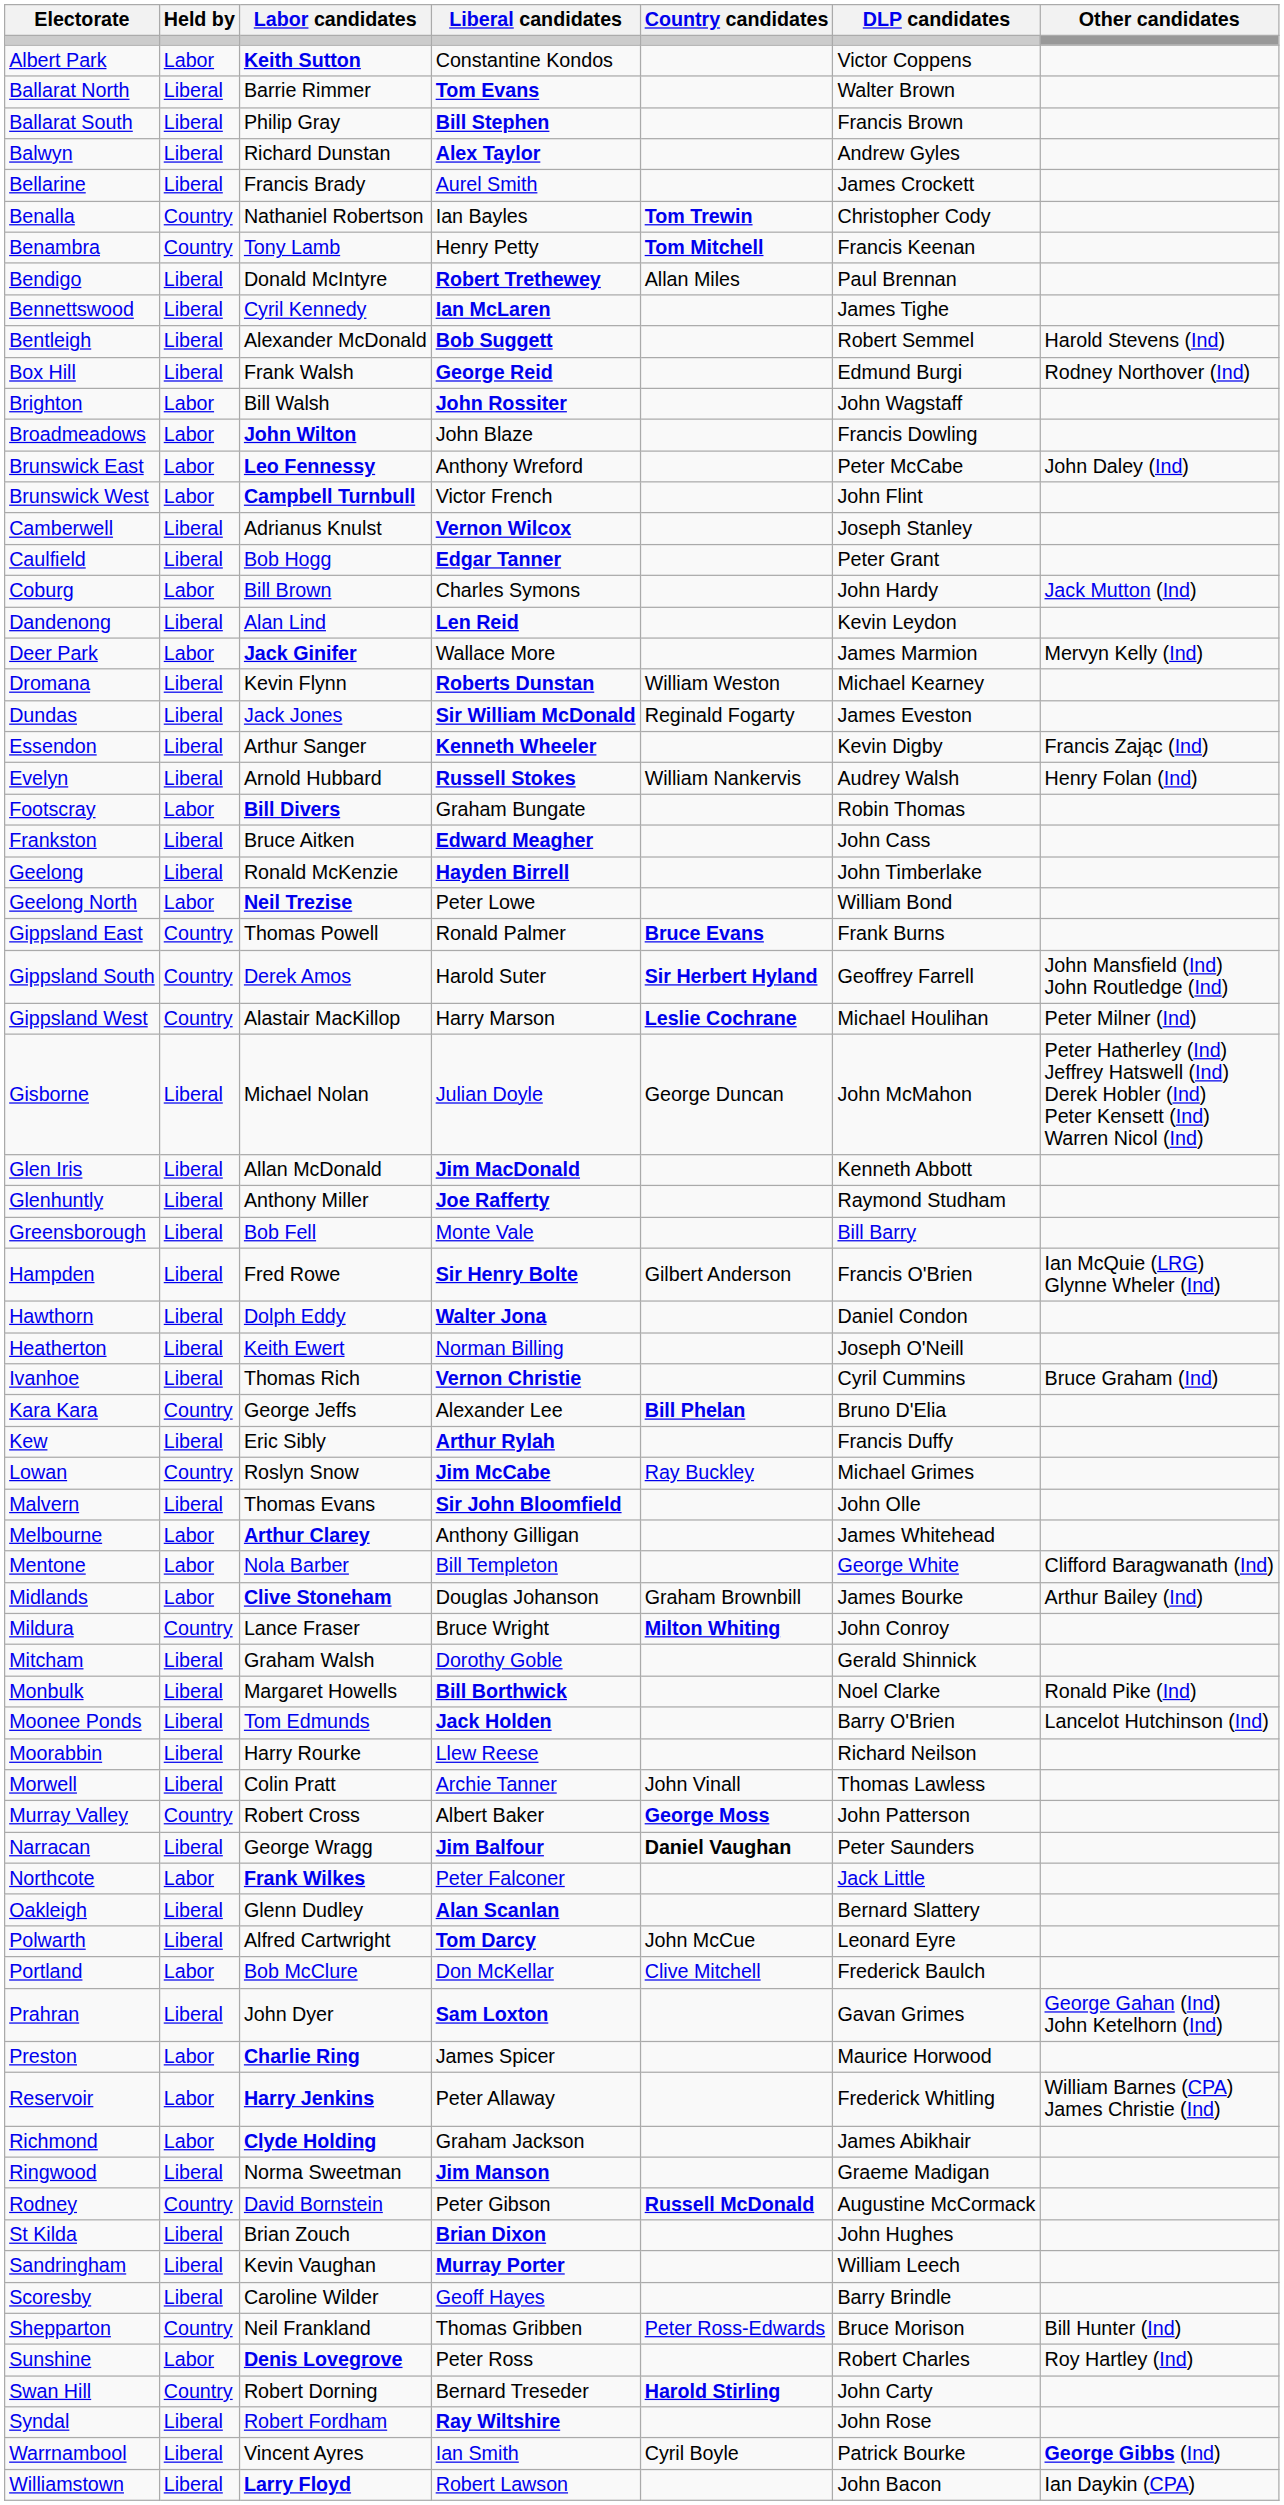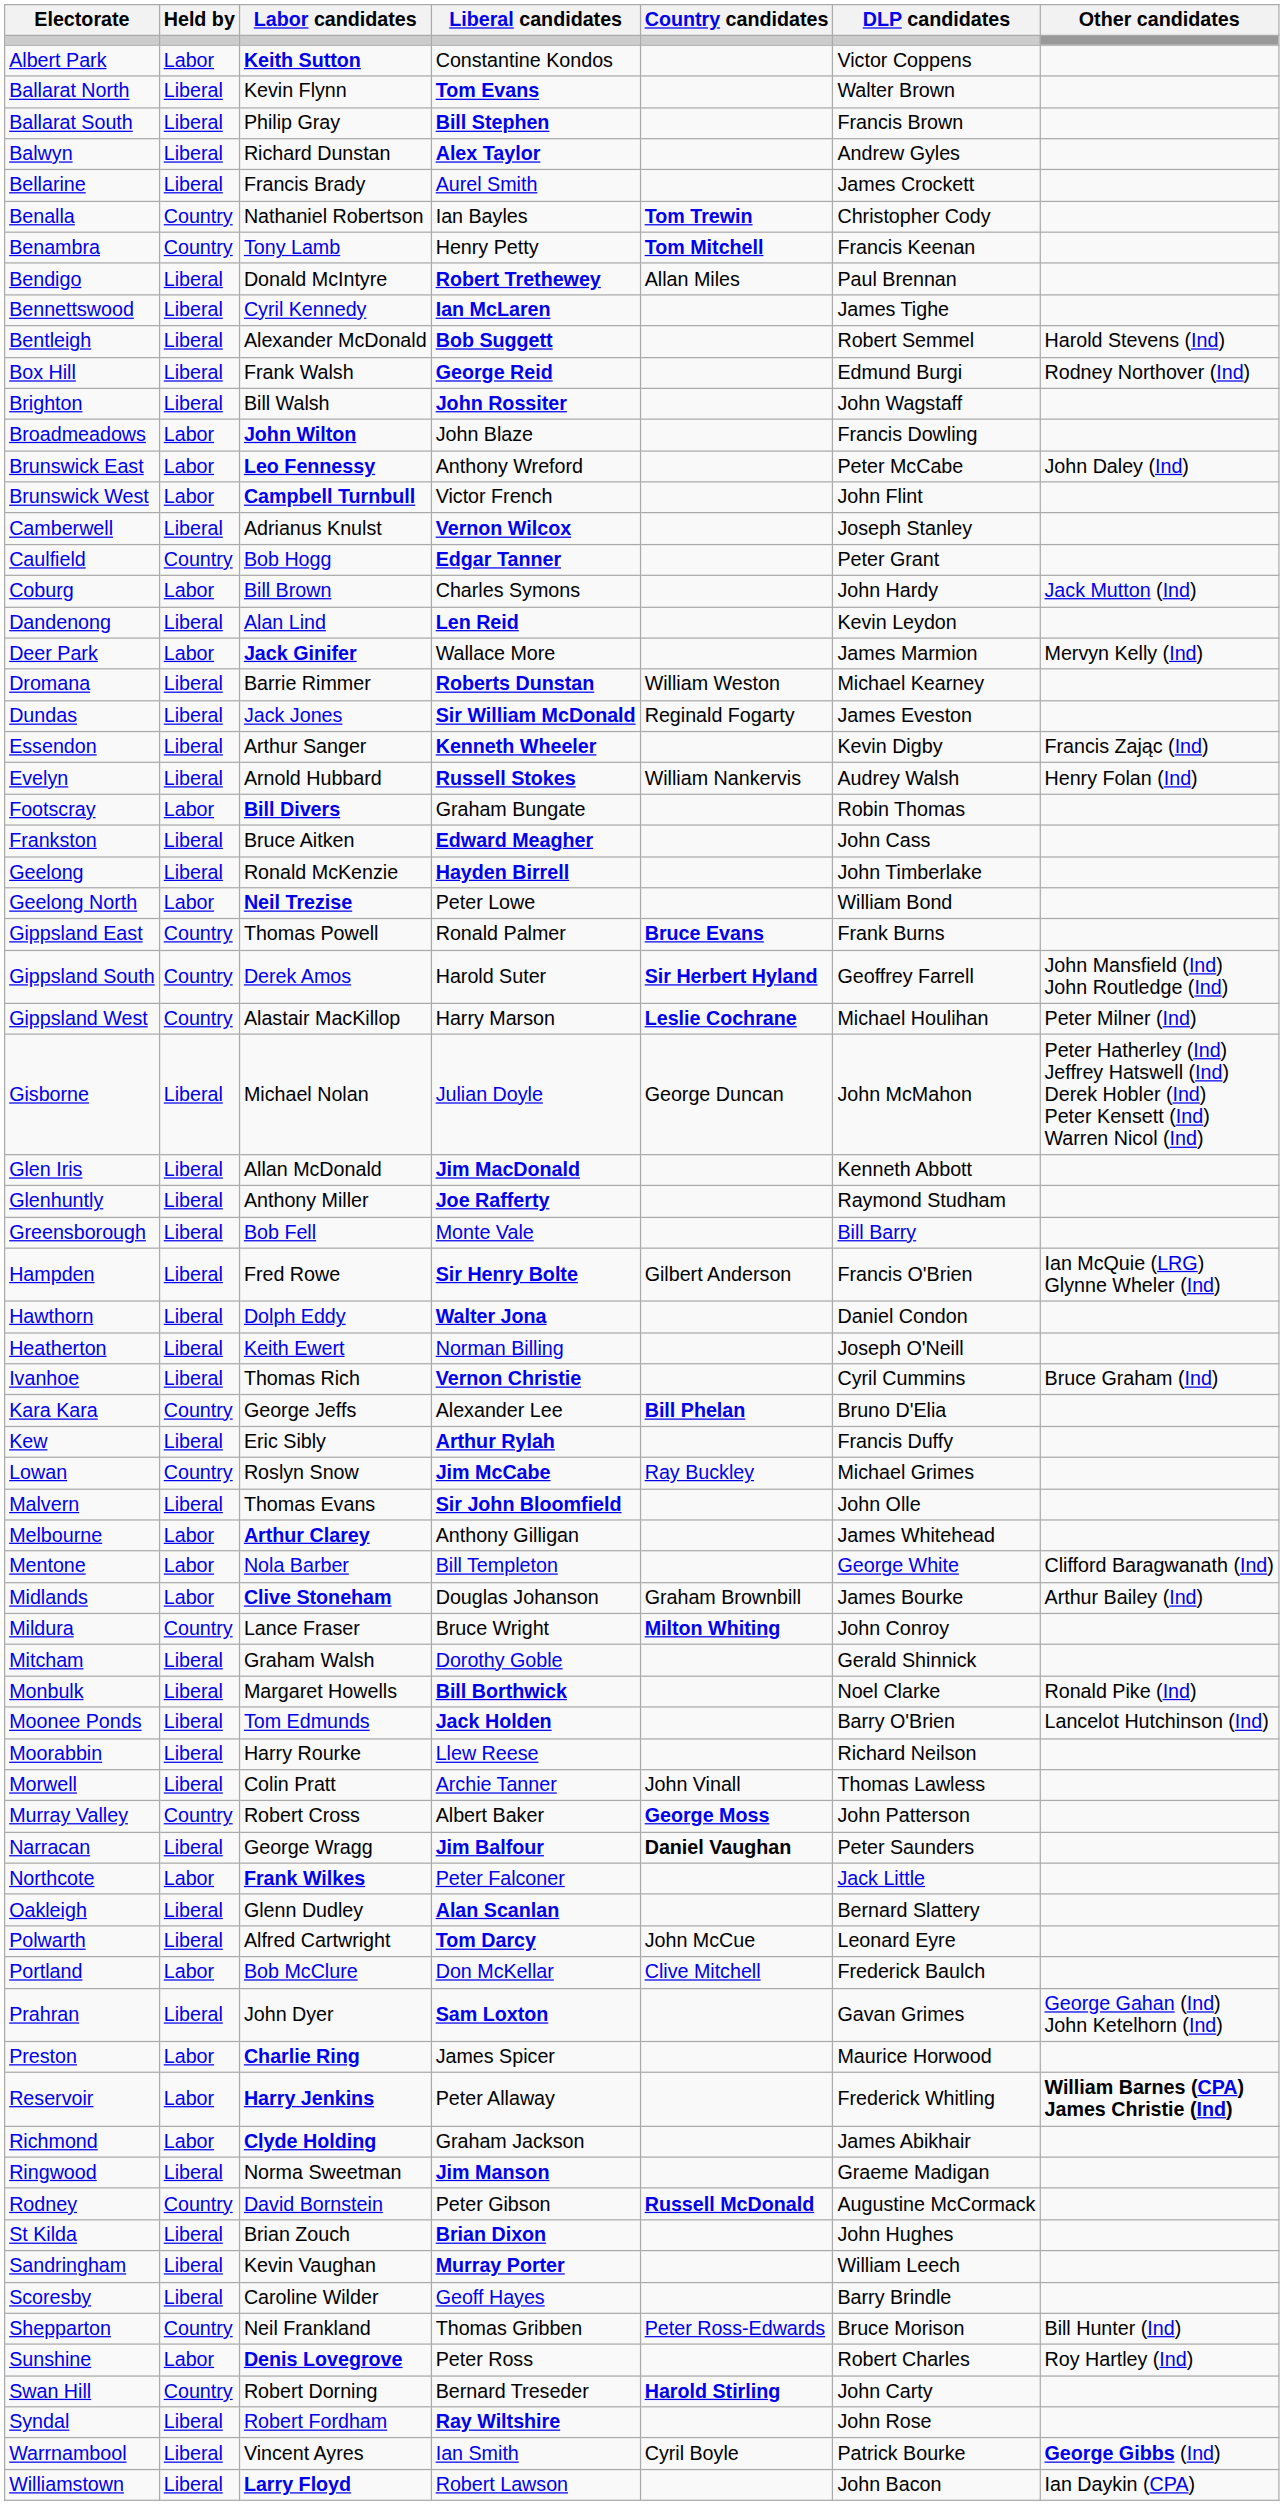(307, 91) Barrie Rimmer -> (295, 91) Kevin Flynn
(189, 403) Labor -> (193, 403) Liberal
(193, 559) Liberal -> (198, 559) Country
(295, 684) Kevin Flynn -> (307, 684) Barrie Rimmer
(1139, 2099) normal -> (1144, 2099) bold
